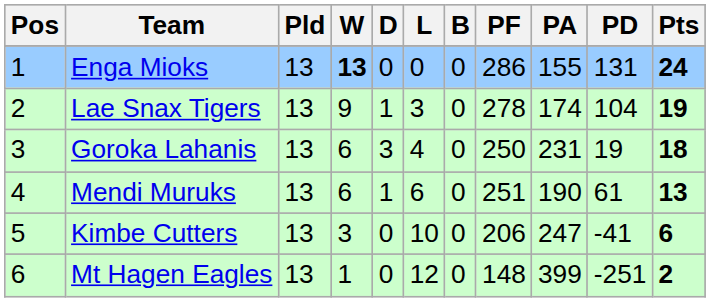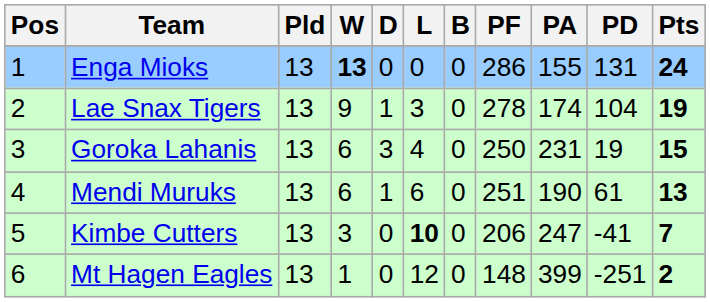(673, 150) 18 -> (673, 150) 15
(424, 233) normal -> (424, 233) bold
(666, 233) 6 -> (666, 233) 7
